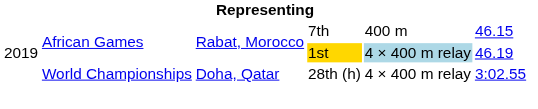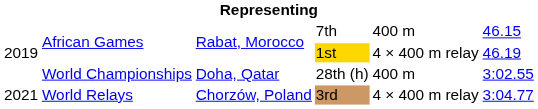(418, 52) lightblue background -> (426, 52) no background
(418, 73) 4 × 400 m relay -> (394, 73) 400 m
+ row: (327, 95)
